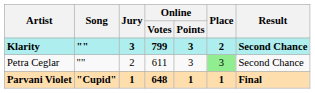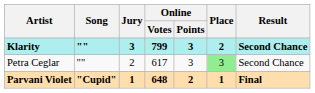(159, 63) 611 -> (159, 63) 617
(191, 79) 1 -> (191, 79) 2
